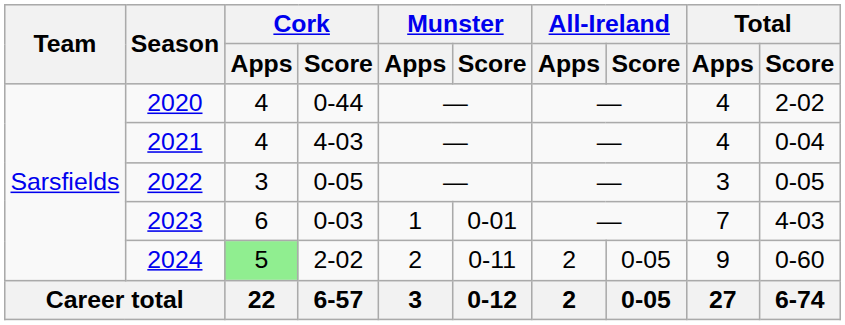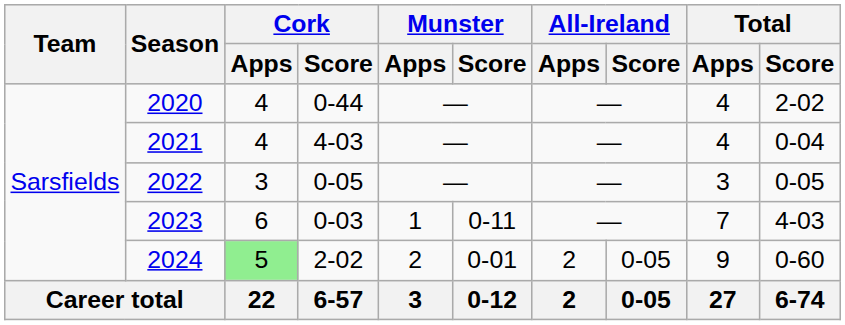(492, 220) 0-01 -> (492, 220) 0-11
(492, 260) 0-11 -> (492, 260) 0-01
